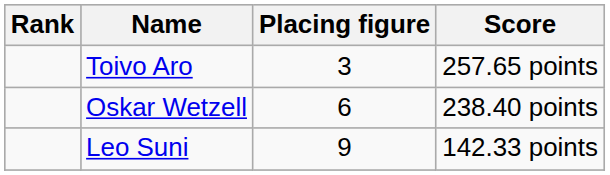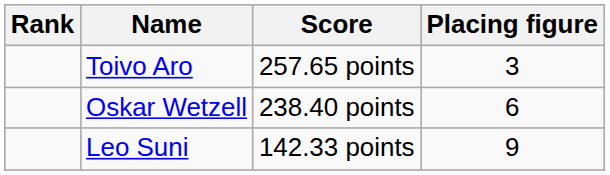columns swapped: (345, 25) <-> (520, 25)
